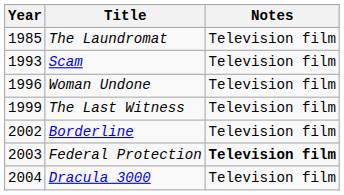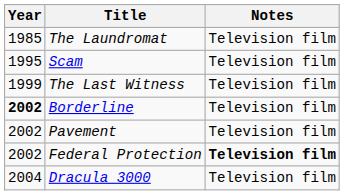(25, 62) 1993 -> (25, 62) 1995
- row: (100, 85)
(25, 132) normal -> (25, 108) bold
+ row: (83, 132)
(25, 155) 2003 -> (25, 155) 2002
